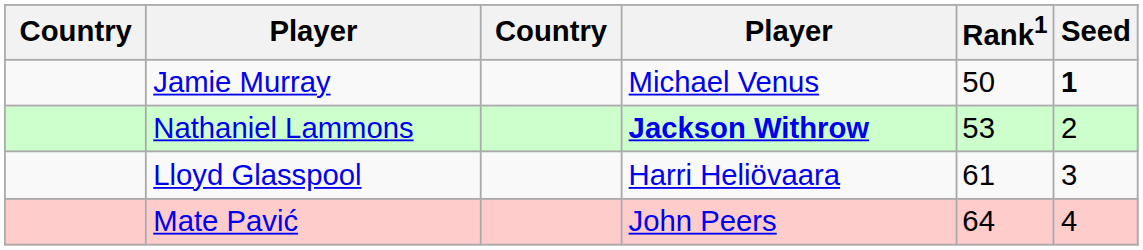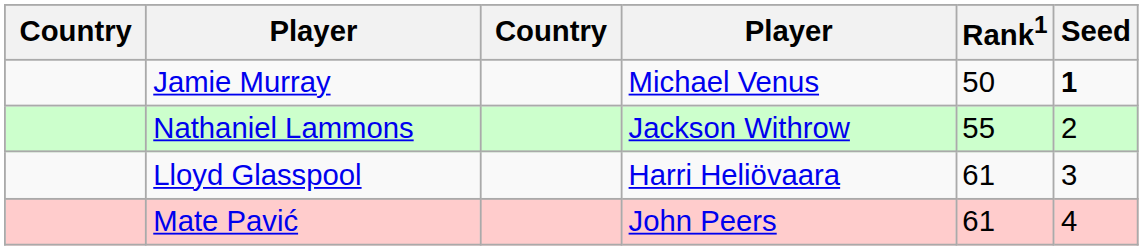(749, 128) bold -> (739, 128) normal
(979, 128) 53 -> (979, 128) 55
(979, 221) 64 -> (979, 221) 61
